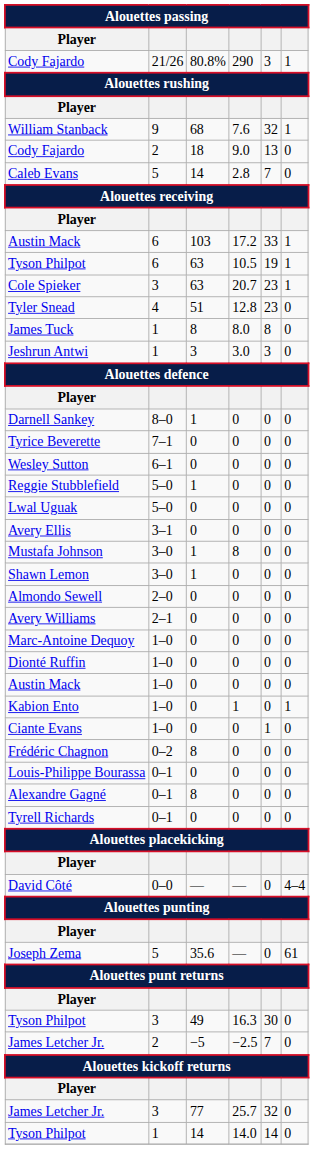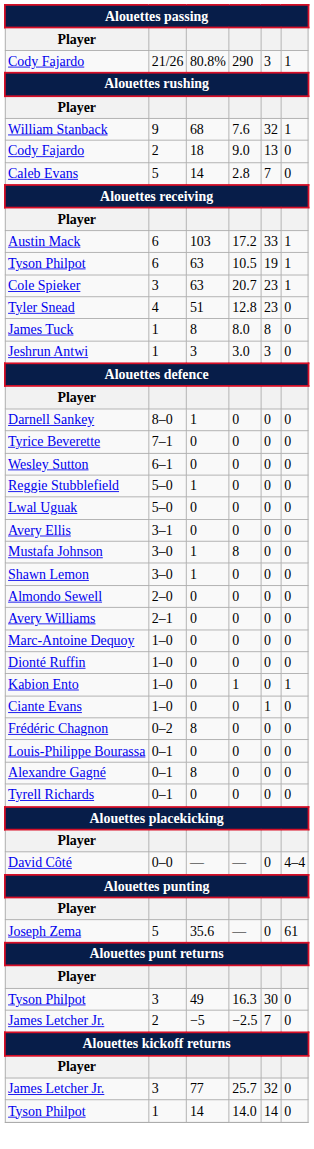- row: (44, 684)
